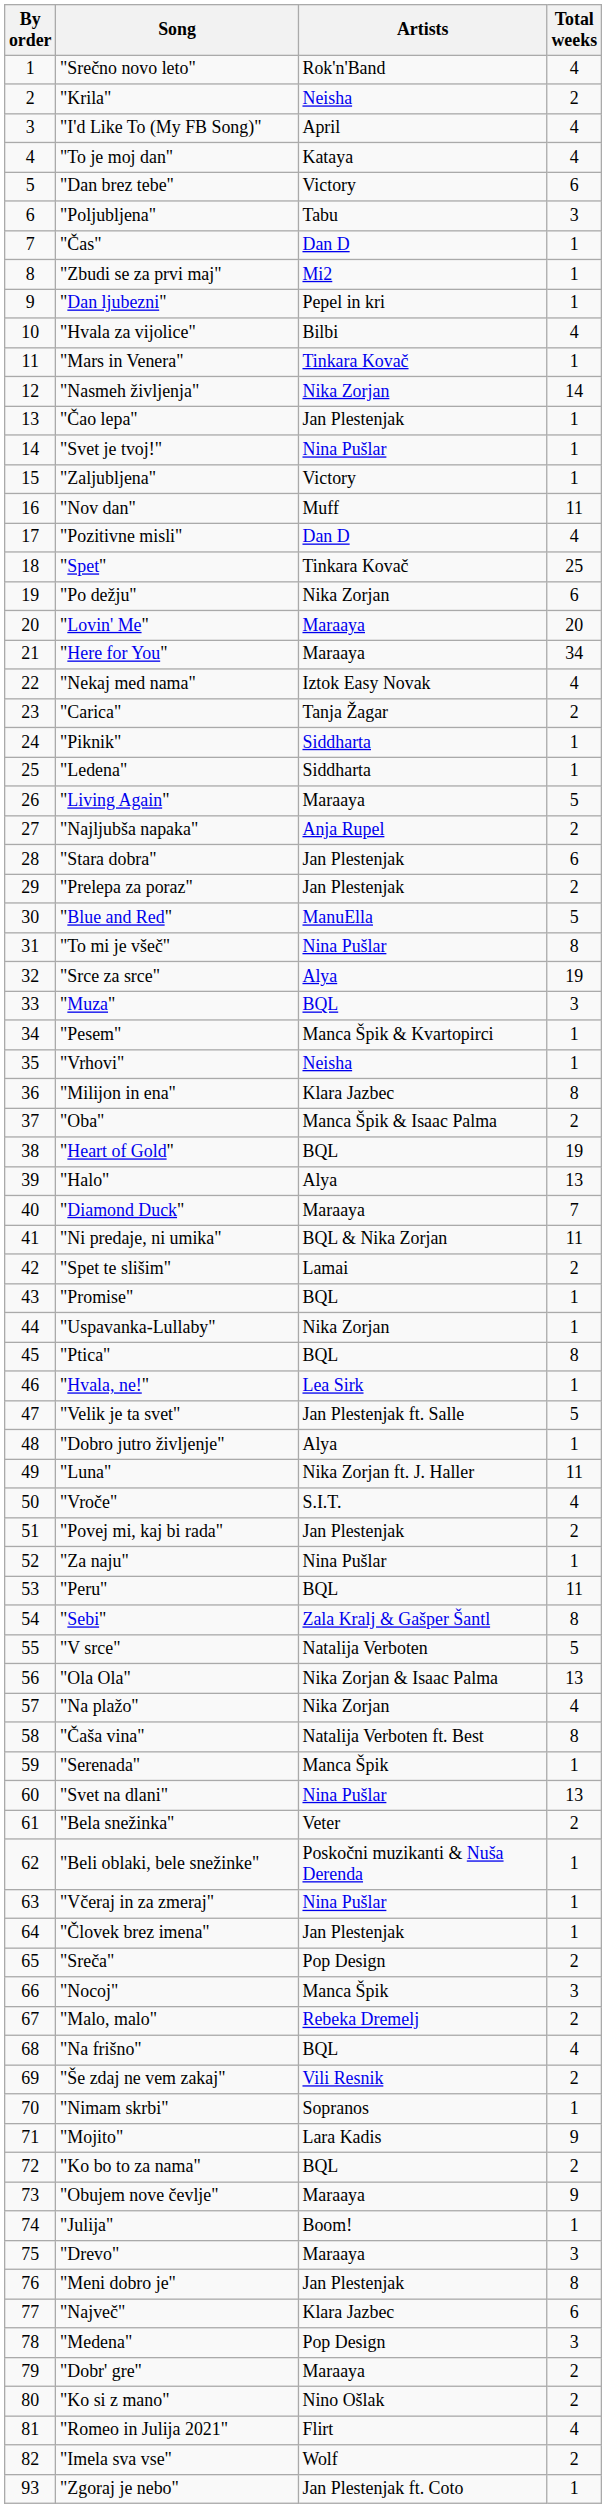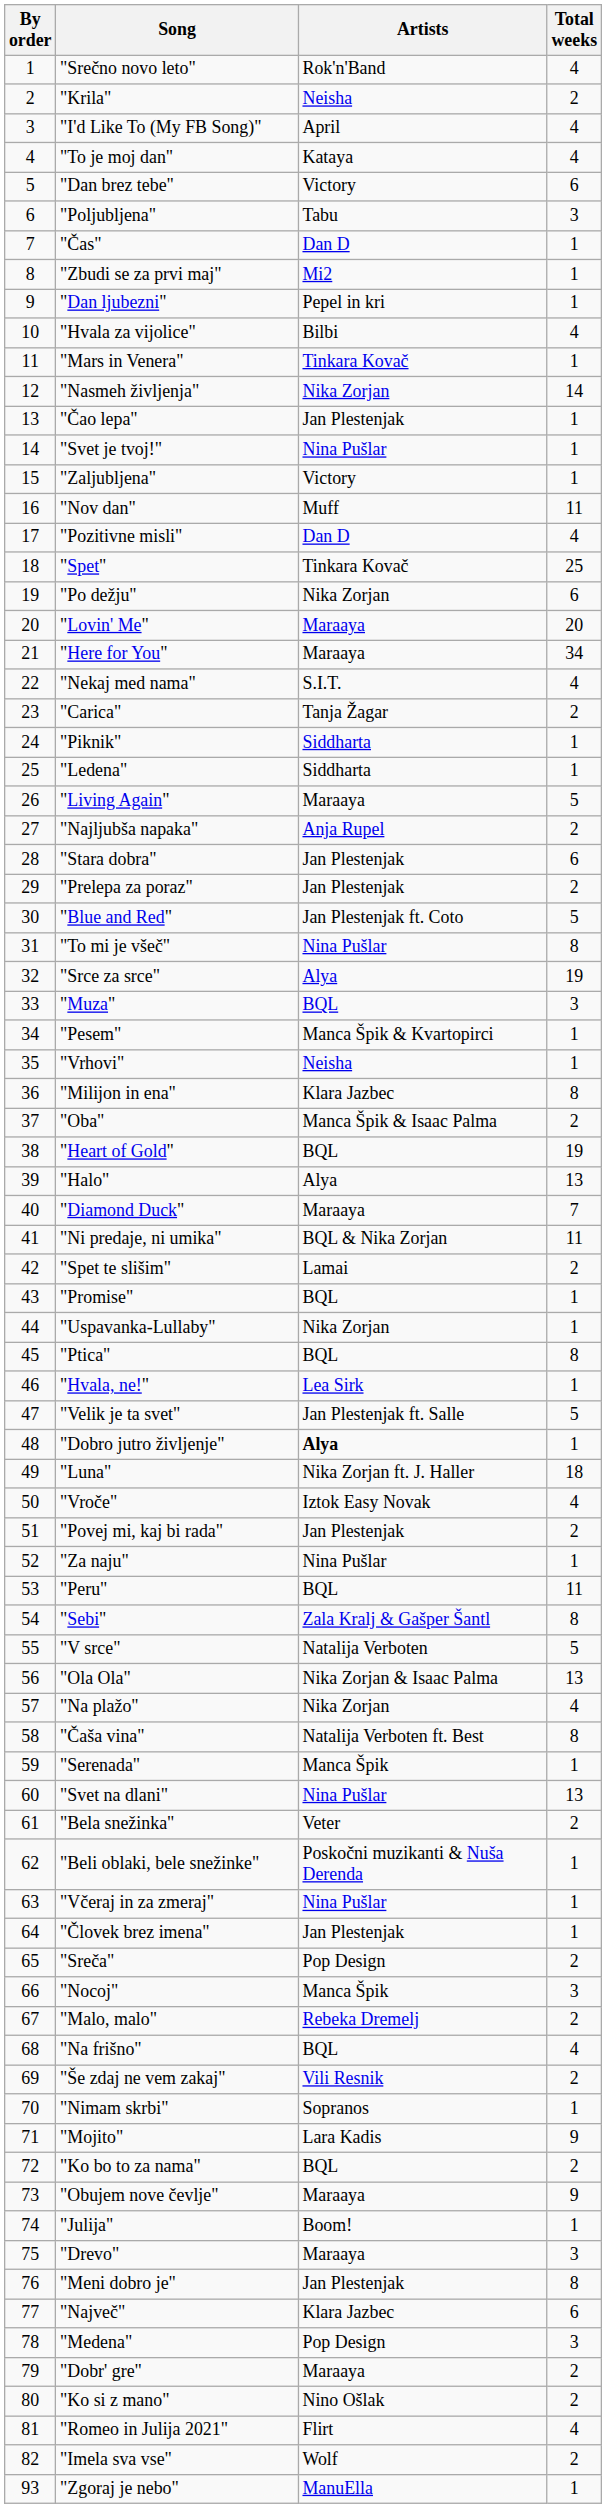(367, 683) Iztok Easy Novak -> (322, 683) S.I.T.
(338, 917) ManuElla -> (383, 917) Jan Plestenjak ft. Coto
(320, 1443) normal -> (320, 1443) bold
(574, 1472) 11 -> (574, 1472) 18
(322, 1502) S.I.T. -> (367, 1502) Iztok Easy Novak
(383, 2488) Jan Plestenjak ft. Coto -> (338, 2488) ManuElla
